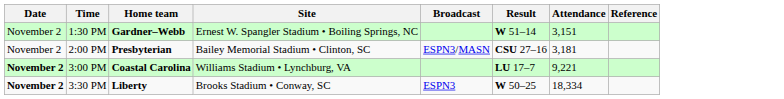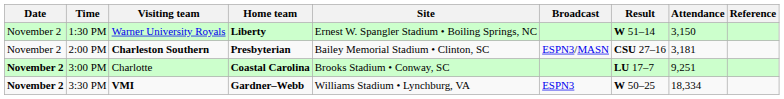+ column: (169, 13)
(148, 31) Gardner–Webb -> (248, 31) Liberty
(564, 31) 3,151 -> (683, 31) 3,150
(273, 67) Williams Stadium • Lynchburg, VA -> (382, 67) Brooks Stadium • Conway, SC
(564, 67) 9,221 -> (683, 67) 9,251
(129, 85) Liberty -> (267, 85) Gardner–Webb
(263, 85) Brooks Stadium • Conway, SC -> (392, 85) Williams Stadium • Lynchburg, VA
